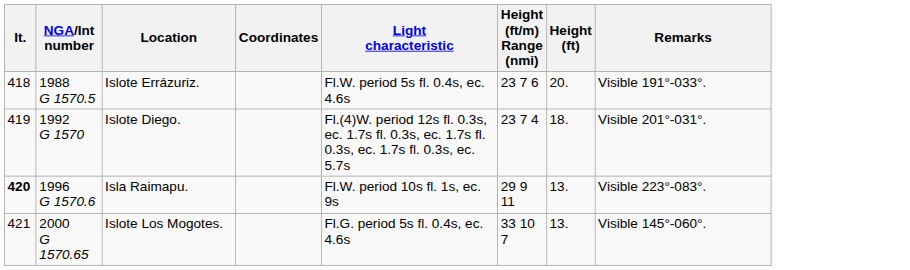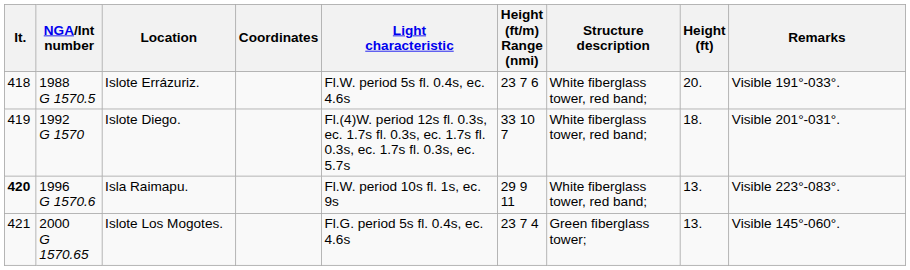+ column: (613, 38)
(520, 119) 23 7 4 -> (518, 127) 33 10 7
(518, 231) 33 10 7 -> (520, 223) 23 7 4
